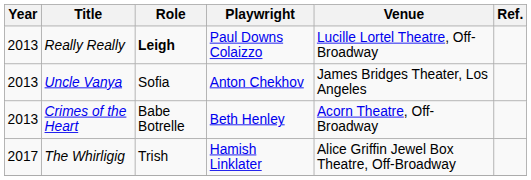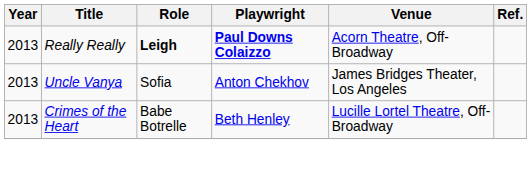(246, 44) normal -> (254, 44) bold
(396, 44) Lucille Lortel Theatre, Off-Broadway -> (390, 44) Acorn Theatre, Off-Broadway
(376, 119) Acorn Theatre, Off-Broadway -> (411, 119) Lucille Lortel Theatre, Off-Broadway
- row: (85, 156)
